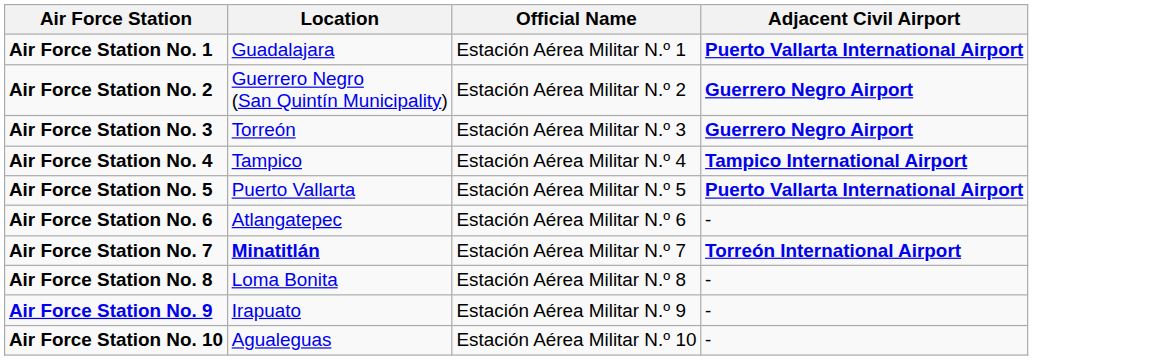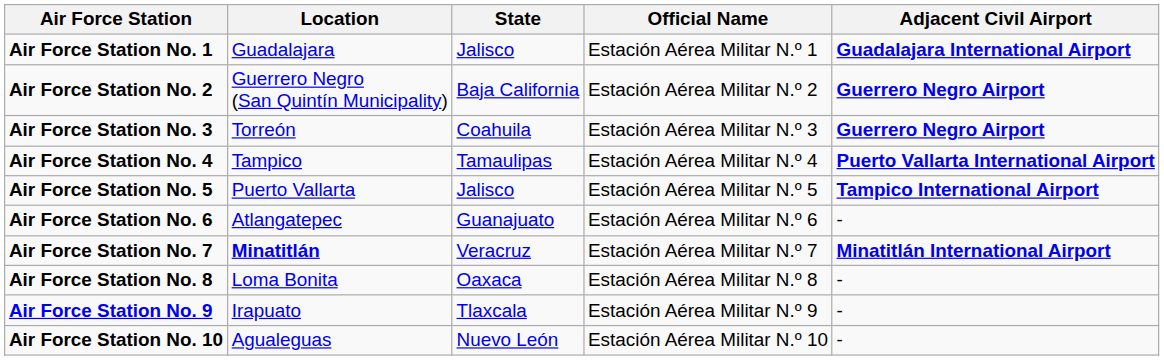+ column: (518, 19)
(864, 49) Puerto Vallarta International Airport -> (984, 49) Guadalajara International Airport
(836, 160) Tampico International Airport -> (996, 160) Puerto Vallarta International Airport
(864, 190) Puerto Vallarta International Airport -> (968, 190) Tampico International Airport
(833, 250) Torreón International Airport -> (974, 250) Minatitlán International Airport
